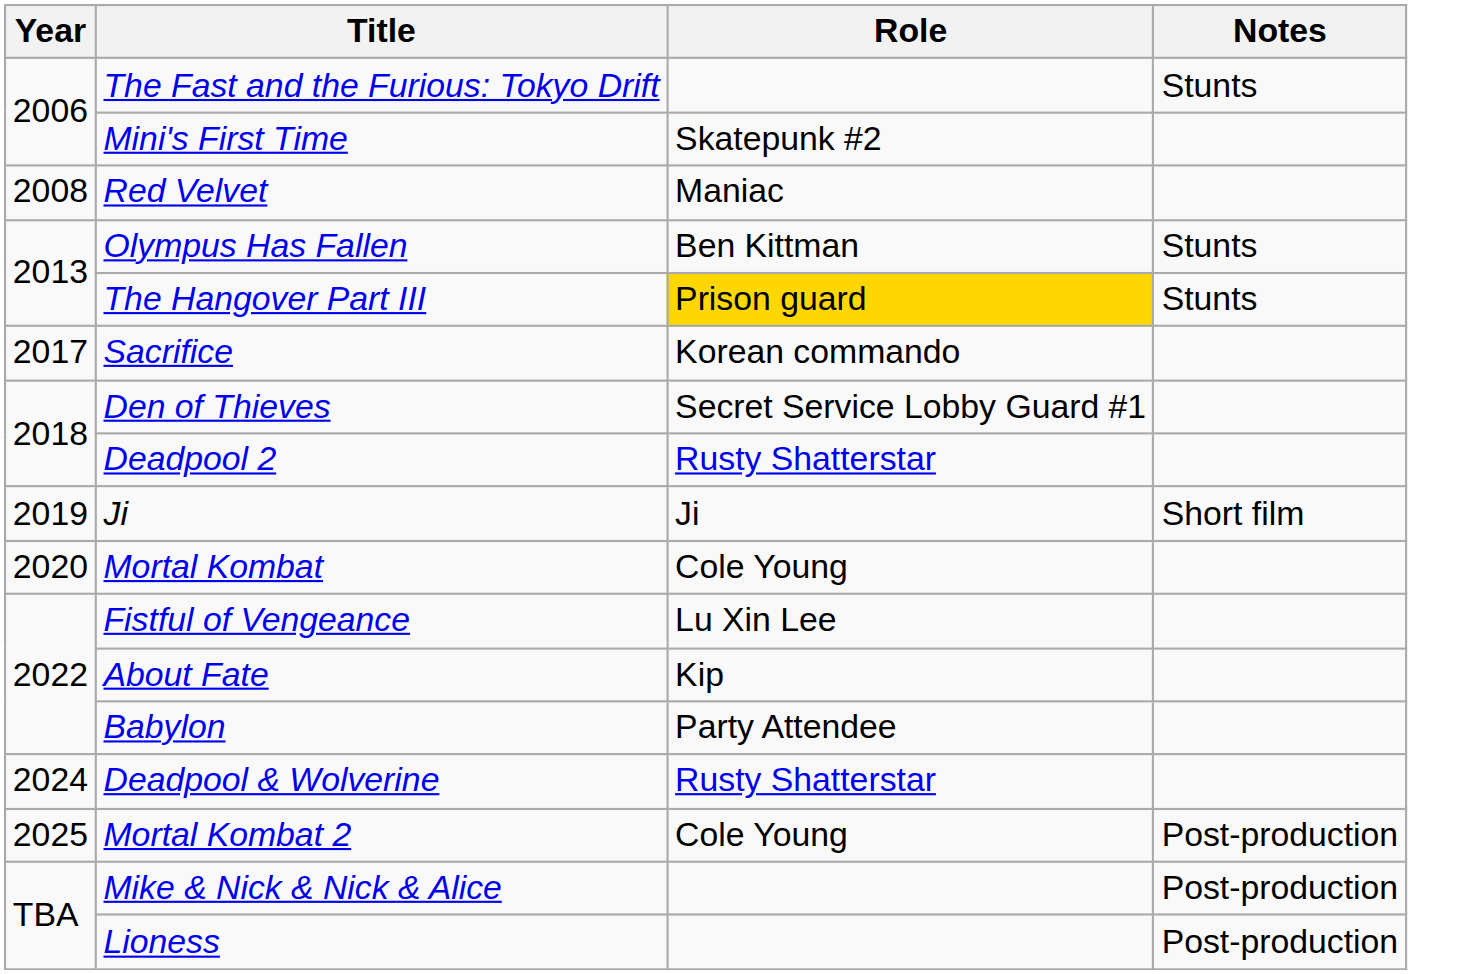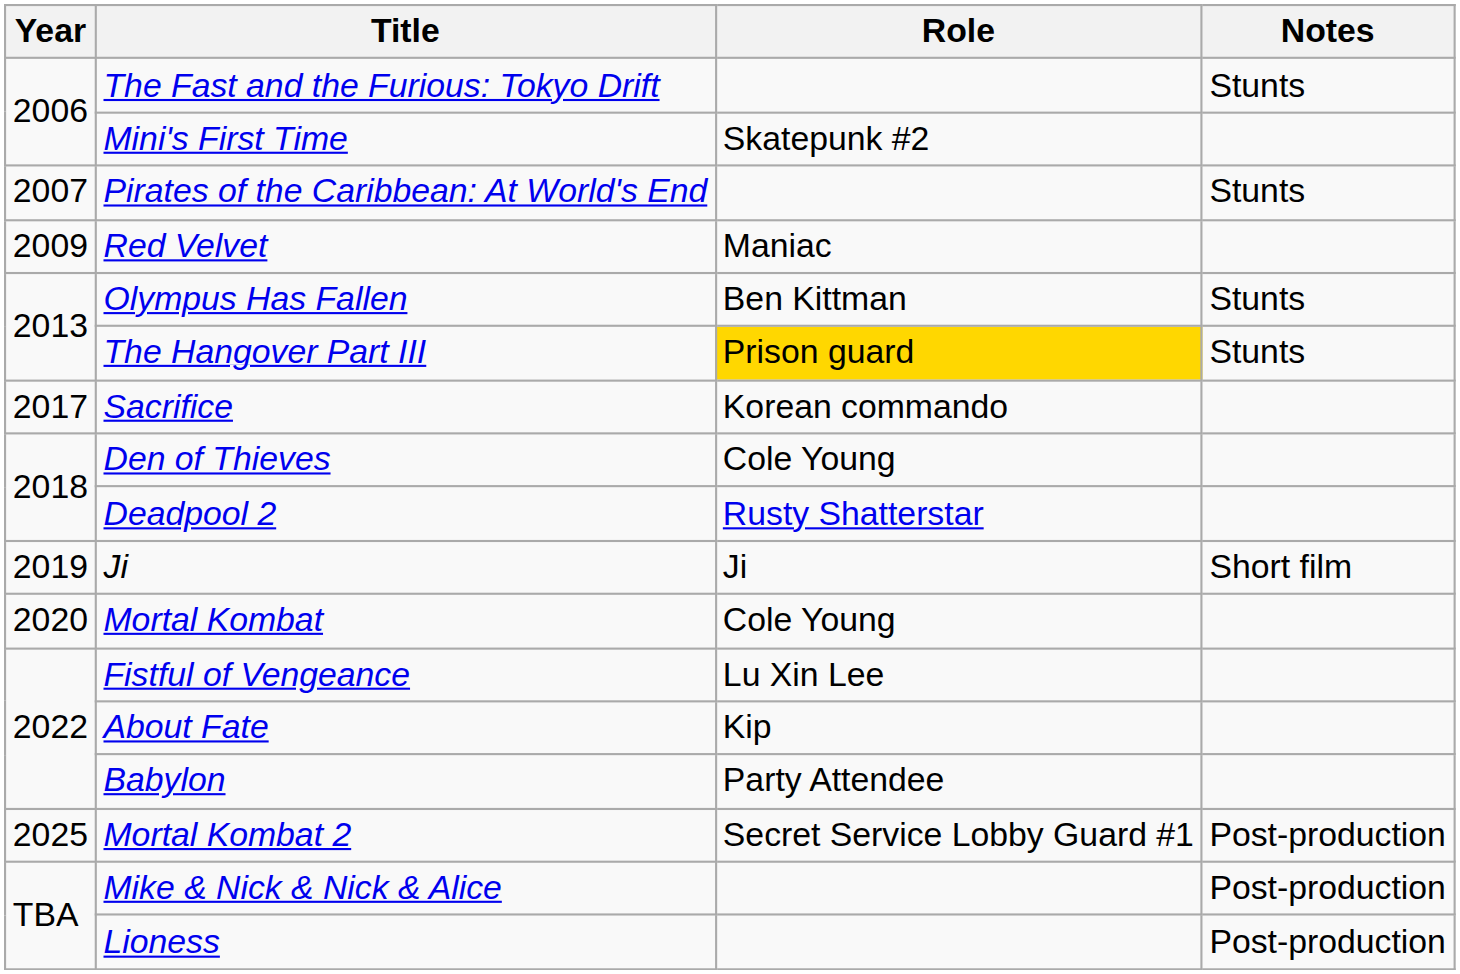+ row: (405, 191)
(50, 191) 2008 -> (50, 245) 2009
(911, 406) Secret Service Lobby Guard #1 -> (809, 459) Cole Young
- row: (271, 780)
(761, 834) Cole Young -> (958, 834) Secret Service Lobby Guard #1
